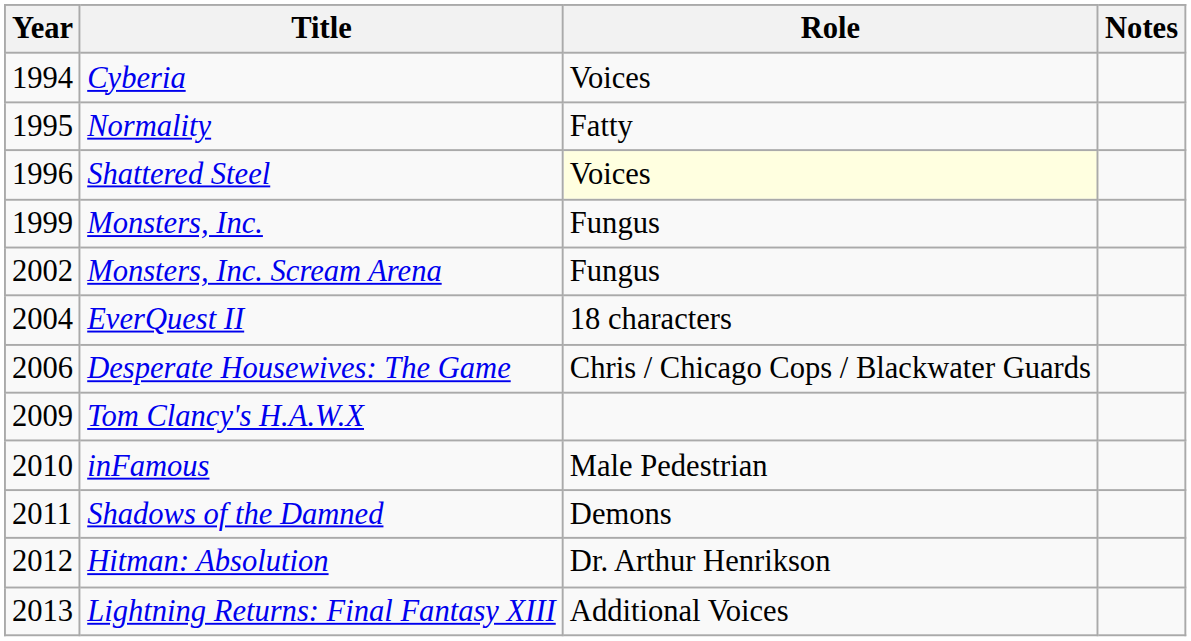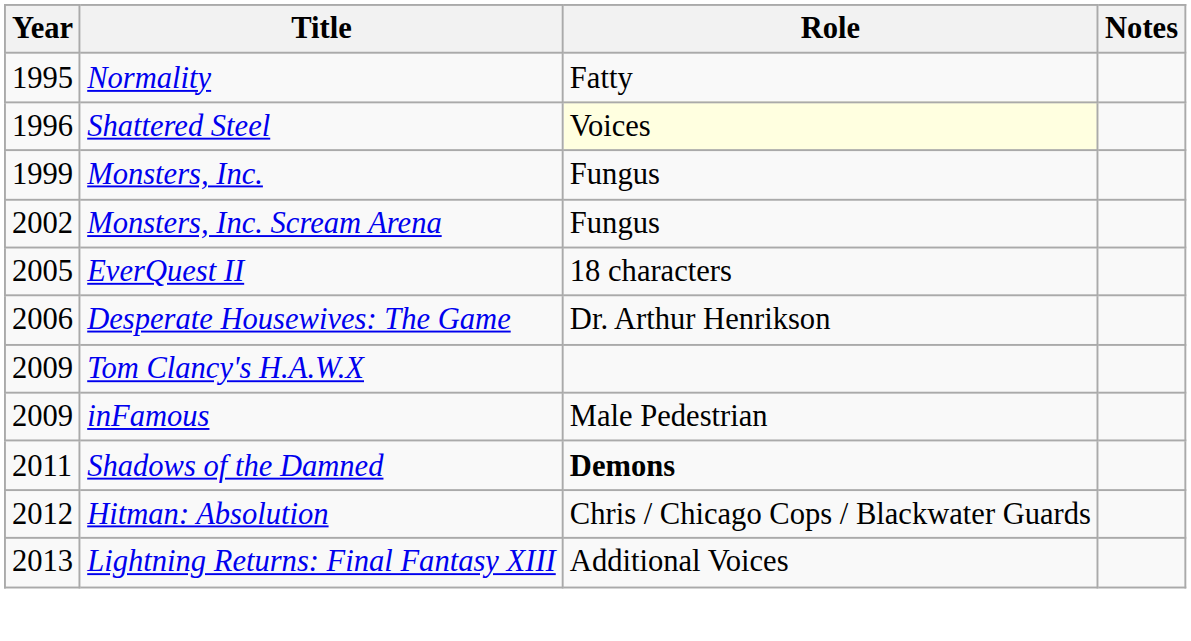- row: (136, 77)
(43, 319) 2004 -> (43, 271) 2005
(830, 367) Chris / Chicago Cops / Blackwater Guards -> (700, 319) Dr. Arthur Henrikson
(43, 464) 2010 -> (43, 416) 2009
(621, 513) normal -> (622, 464) bold
(700, 561) Dr. Arthur Henrikson -> (830, 513) Chris / Chicago Cops / Blackwater Guards
